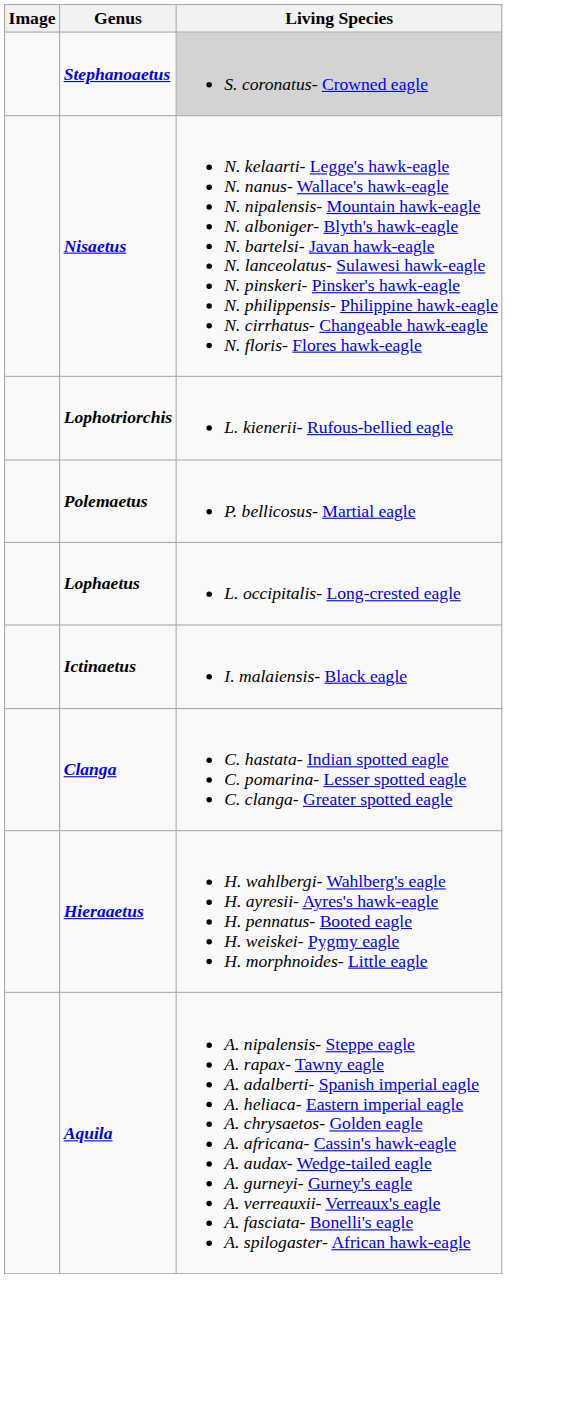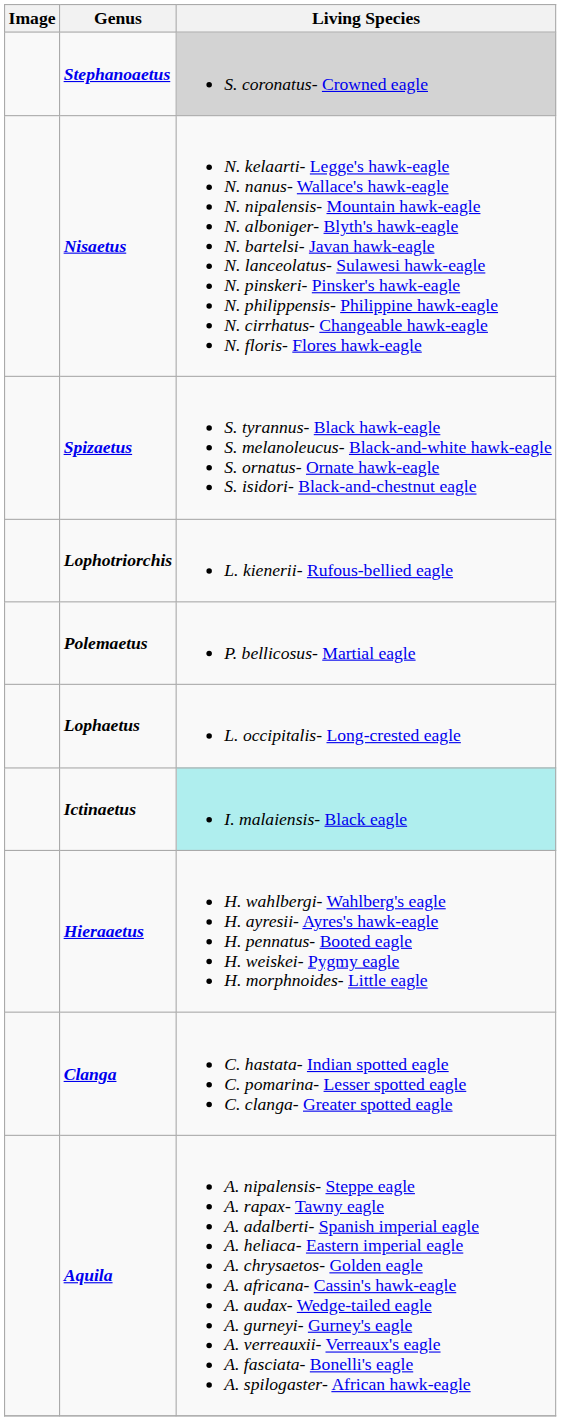+ row: (98, 447)
(339, 677) no background -> (366, 819) paleturquoise background
rows swapped: (90, 769) <-> (104, 911)
